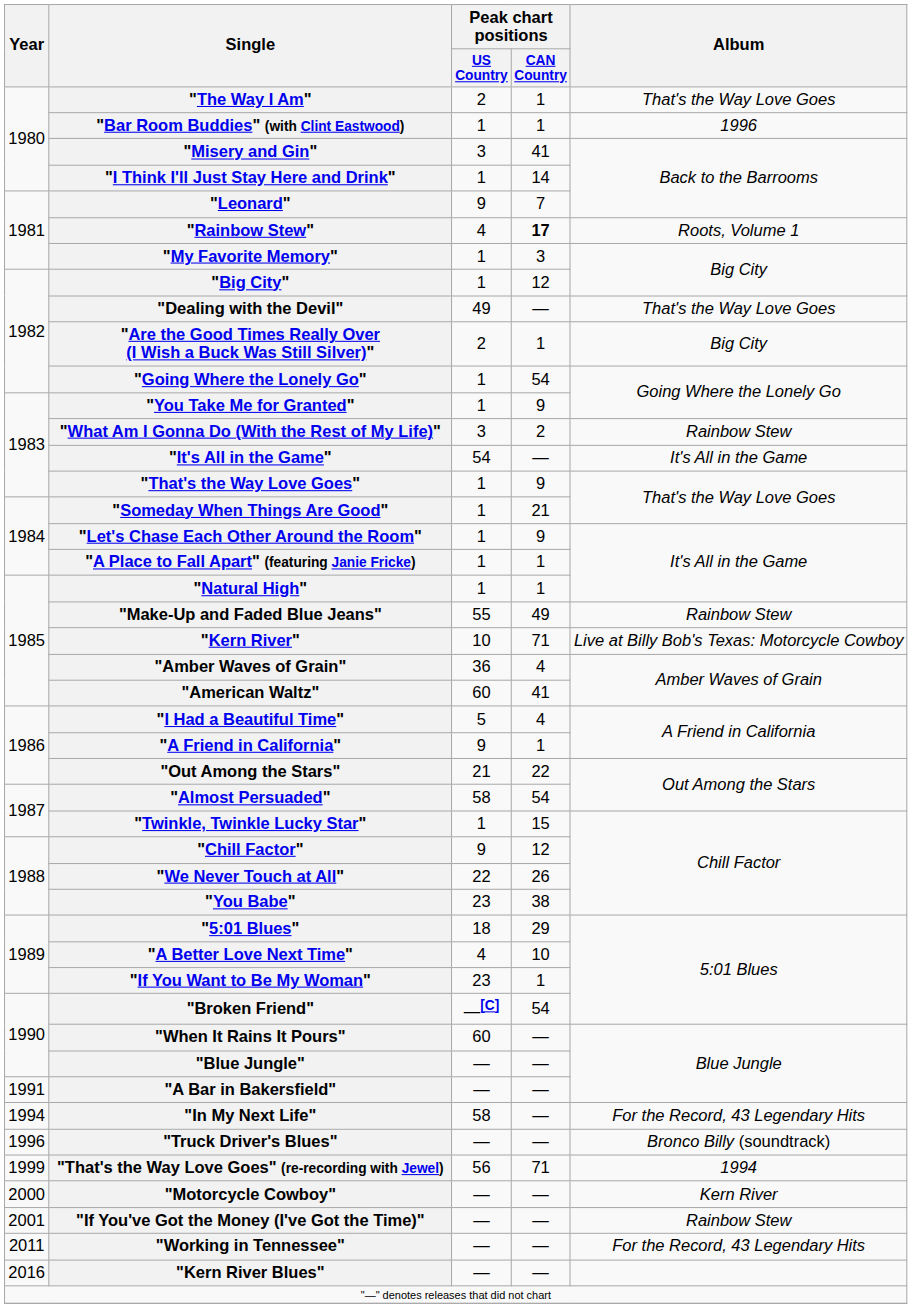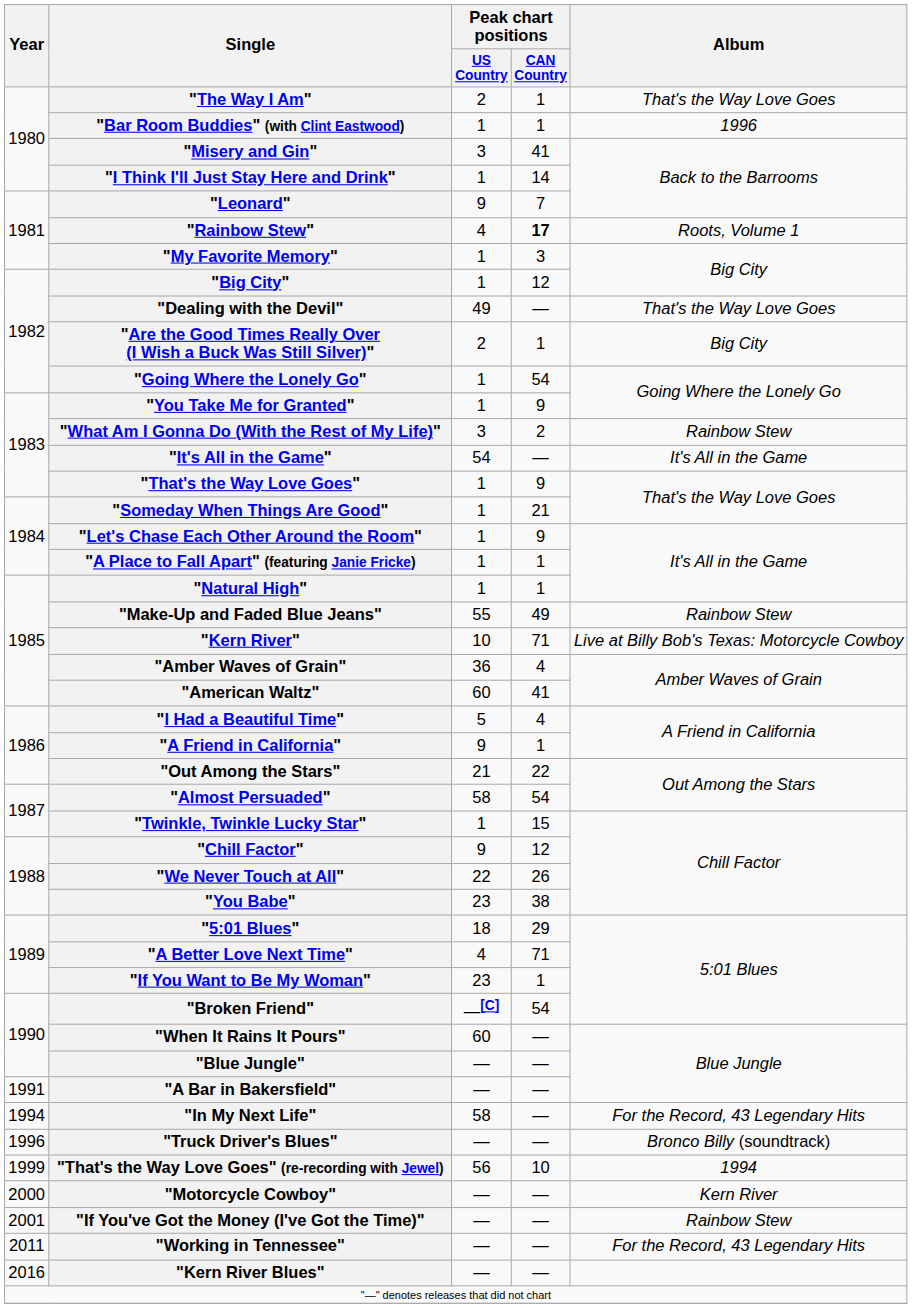(541, 954) 10 -> (541, 954) 71
(541, 1168) 71 -> (541, 1168) 10
